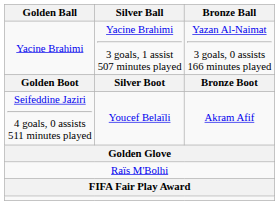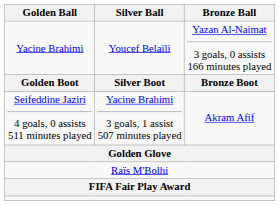(140, 48) Yacine Brahimi 3 goals, 1 assist 507 minutes played -> (140, 48) Youcef Belaïli
(140, 118) Youcef Belaïli -> (140, 118) Yacine Brahimi 3 goals, 1 assist 507 minutes played
